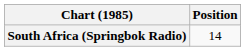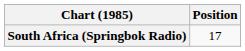(215, 35) 14 -> (215, 35) 17
